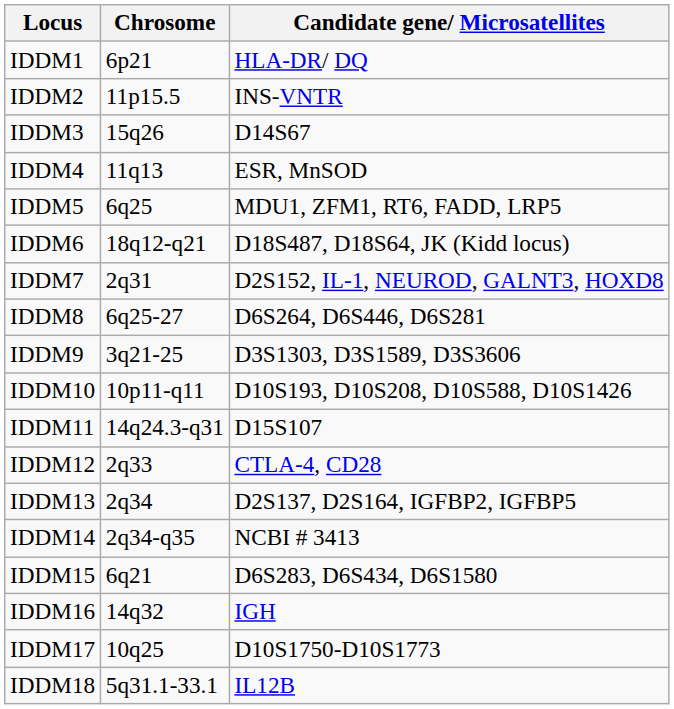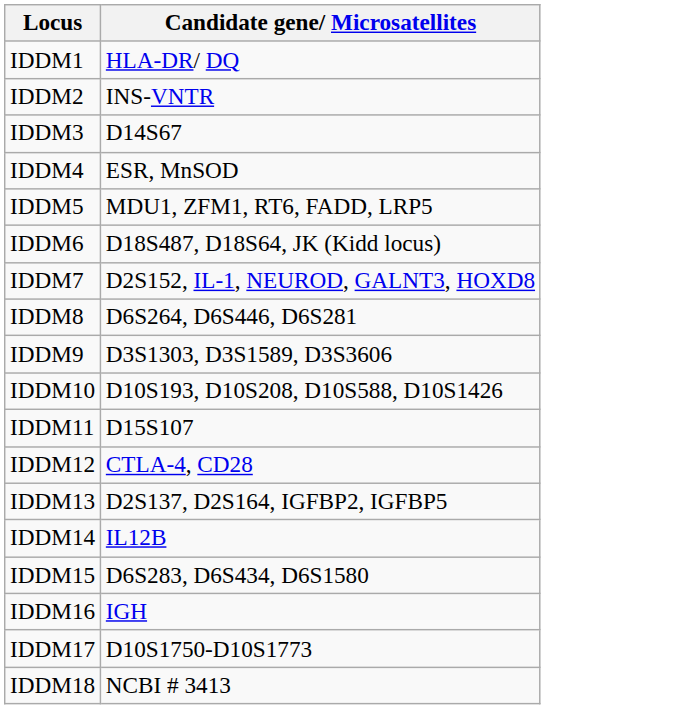- column: (165, 22)
(297, 538) NCBI # 3413 -> (136, 538) IL12B
(265, 685) IL12B -> (168, 685) NCBI # 3413
